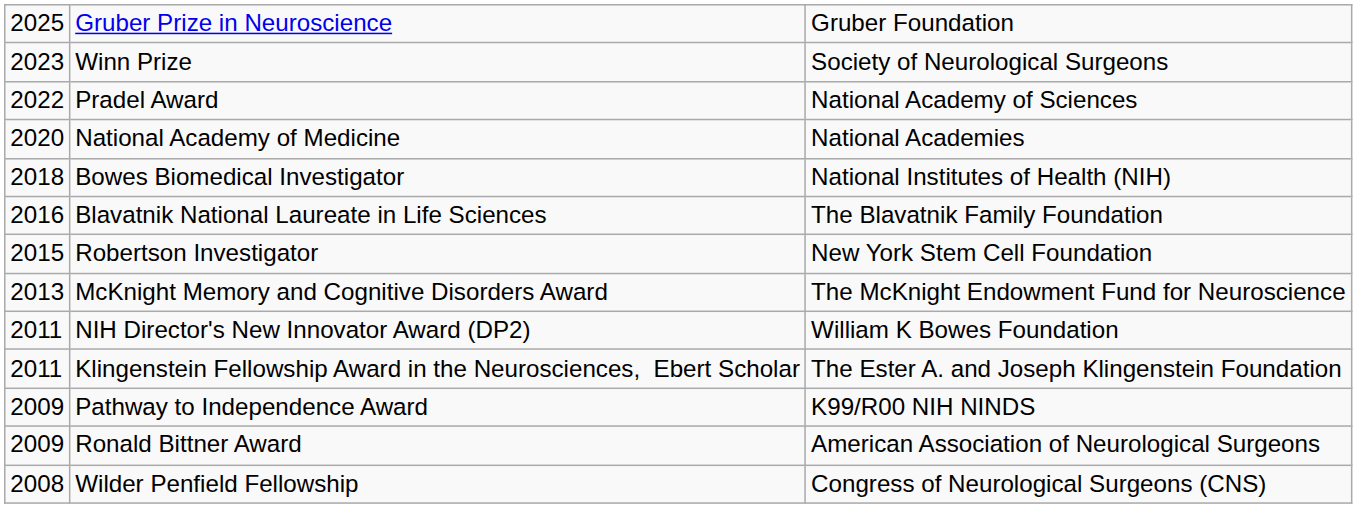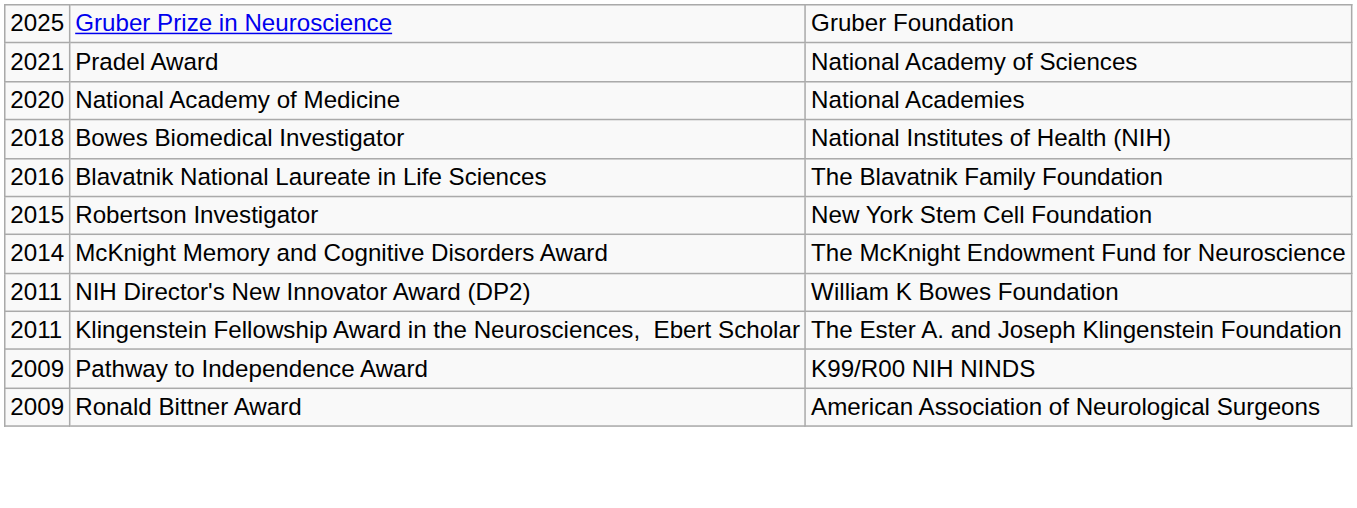- row: (134, 61)
(37, 100) 2022 -> (37, 61) 2021
(37, 291) 2013 -> (37, 253) 2014
- row: (217, 483)
